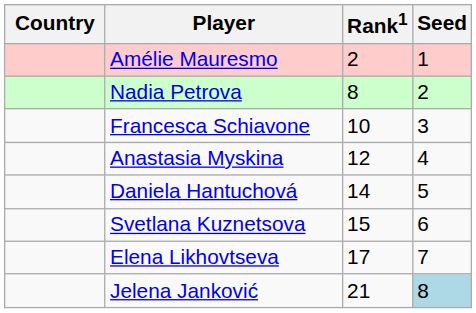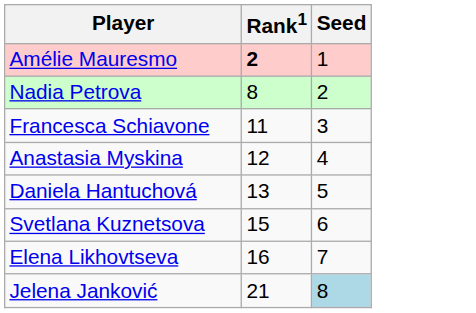- column: (55, 23)
(353, 59) normal -> (252, 59) bold
(359, 125) 10 -> (257, 125) 11
(359, 191) 14 -> (258, 191) 13
(359, 257) 17 -> (258, 257) 16
